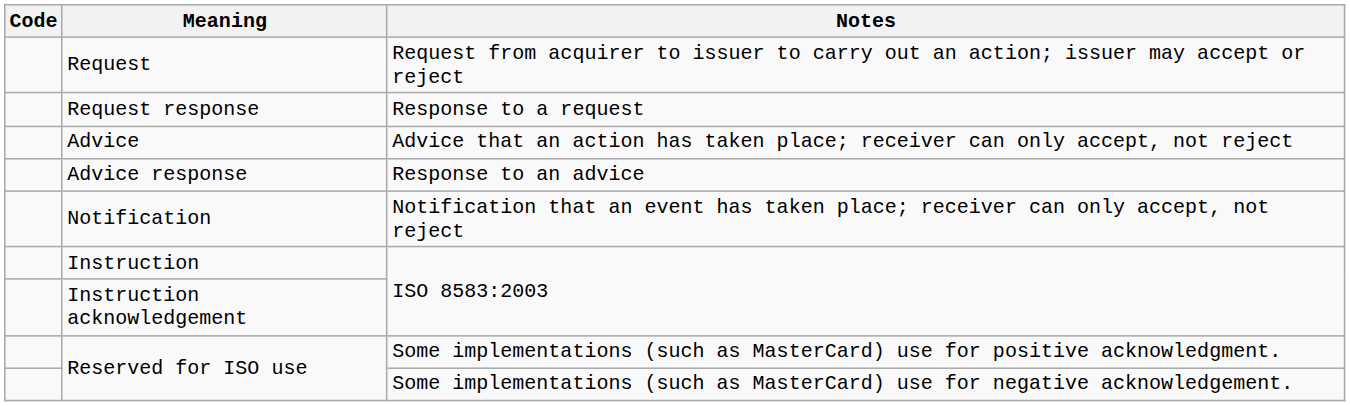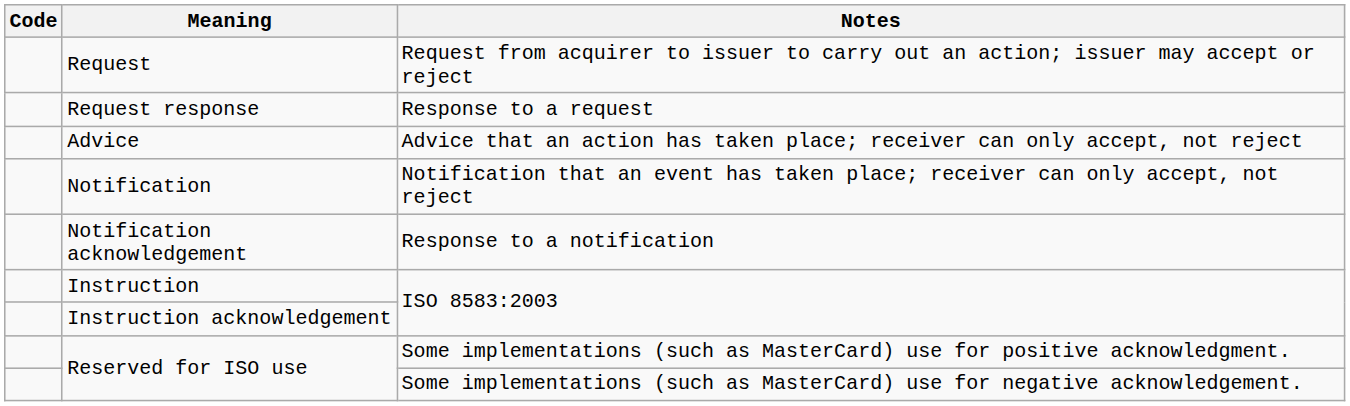- row: (157, 175)
+ row: (157, 242)
